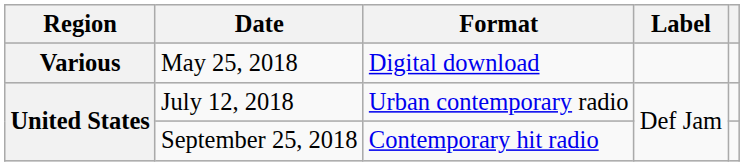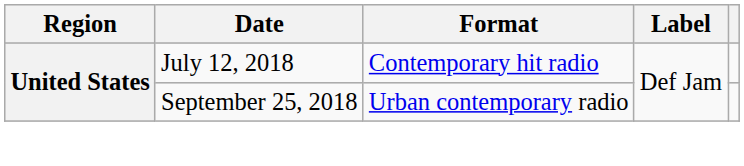- row: (229, 62)
(499, 101) Urban contemporary radio -> (484, 62) Contemporary hit radio
(484, 140) Contemporary hit radio -> (499, 101) Urban contemporary radio
